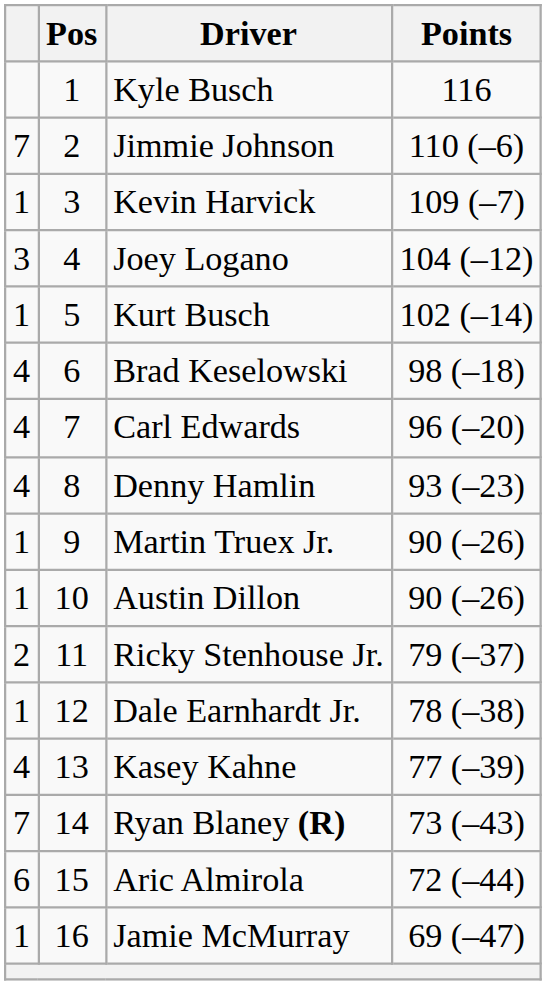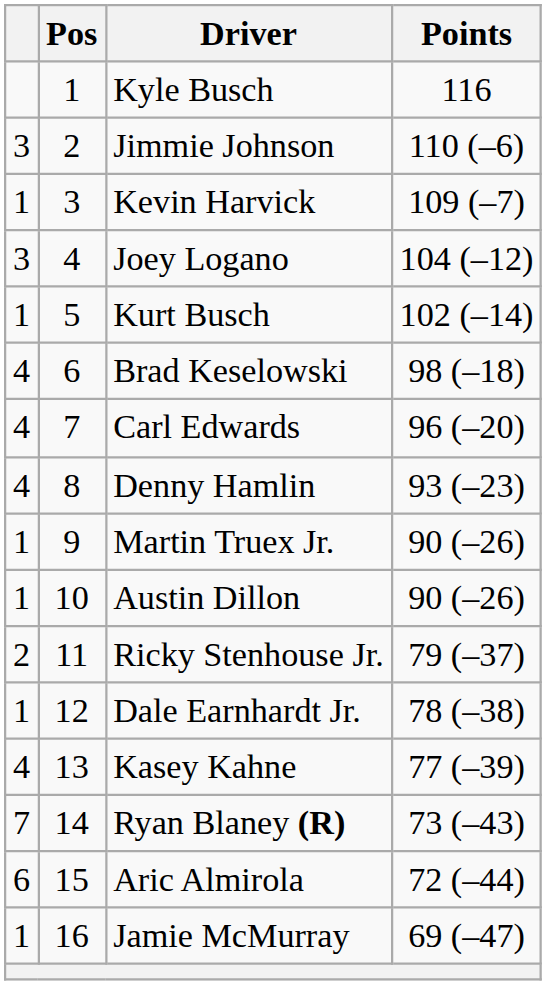(22, 145) 7 -> (22, 145) 3
